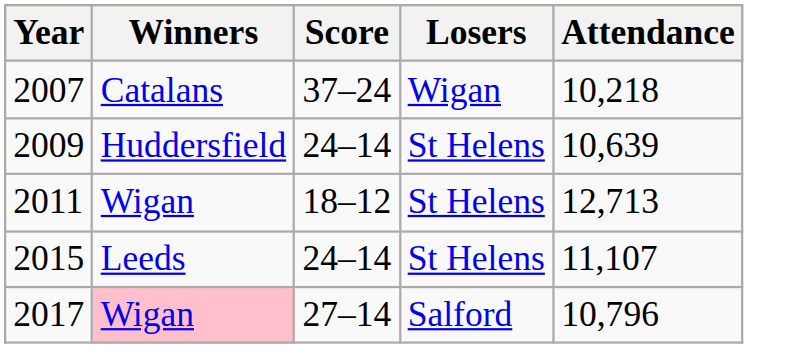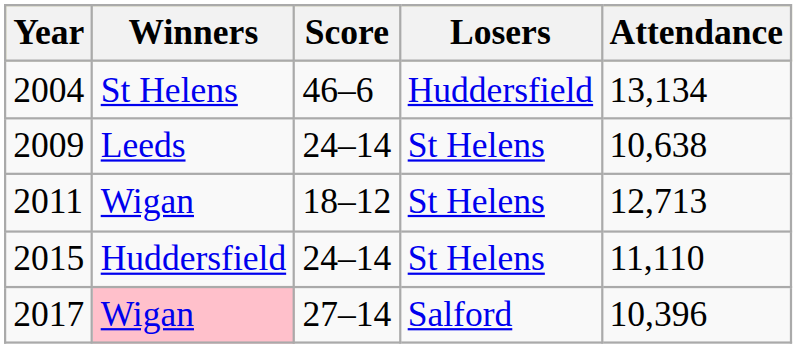+ row: (49, 88)
- row: (49, 88)
(193, 145) Huddersfield -> (143, 145) Leeds
(610, 145) 10,639 -> (658, 145) 10,638
(143, 257) Leeds -> (193, 257) Huddersfield
(609, 257) 11,107 -> (657, 257) 11,110
(610, 314) 10,796 -> (658, 314) 10,396
